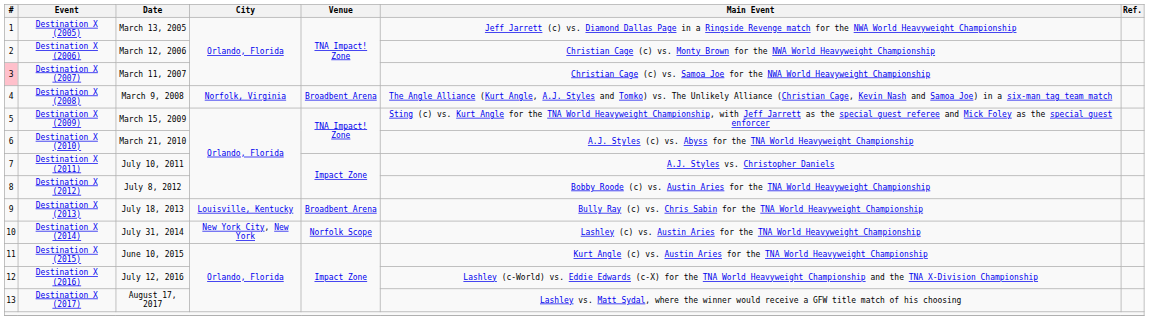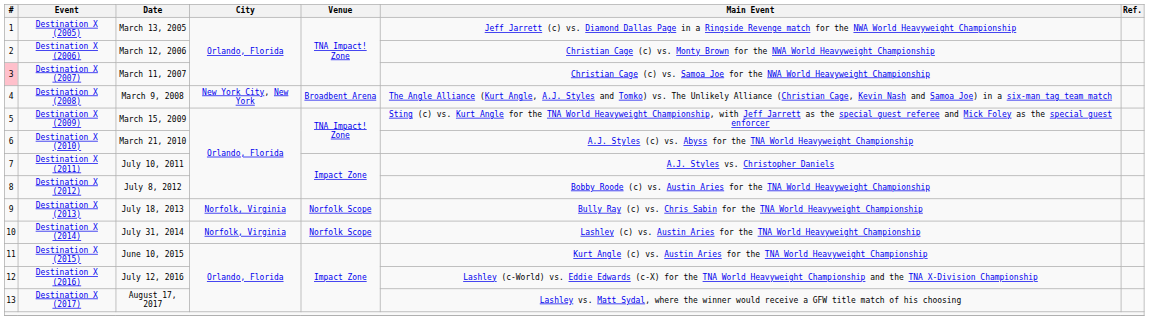(245, 97) Norfolk, Virginia -> (245, 97) New York City, New York
(245, 210) Louisville, Kentucky -> (245, 210) Norfolk, Virginia
(341, 210) Broadbent Arena -> (340, 210) Norfolk Scope
(245, 232) New York City, New York -> (245, 232) Norfolk, Virginia
